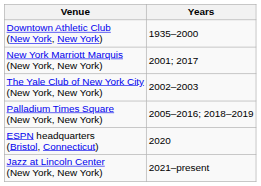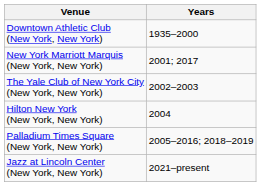+ row: (55, 114)
- row: (53, 141)
